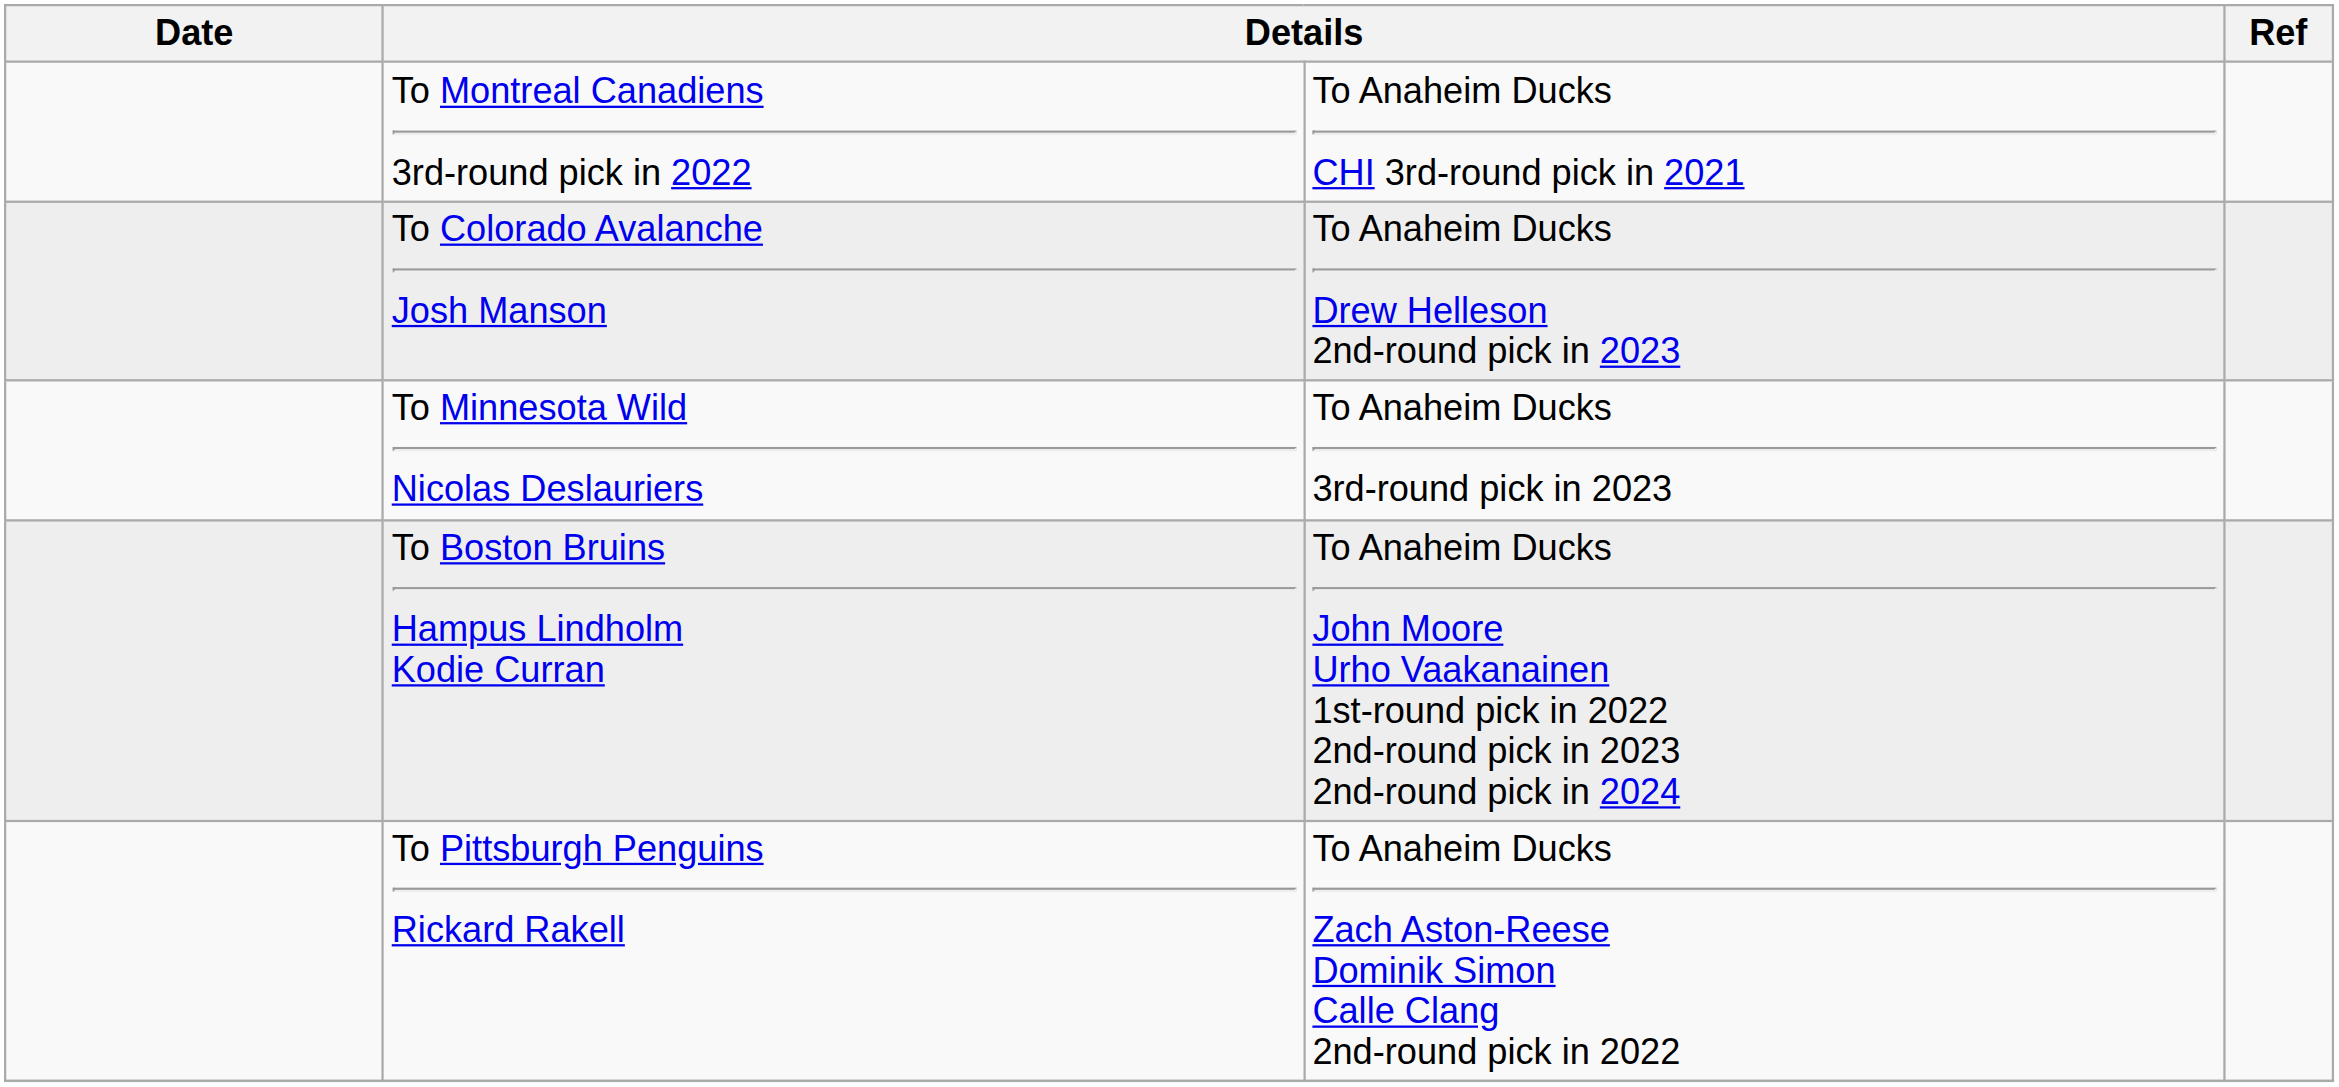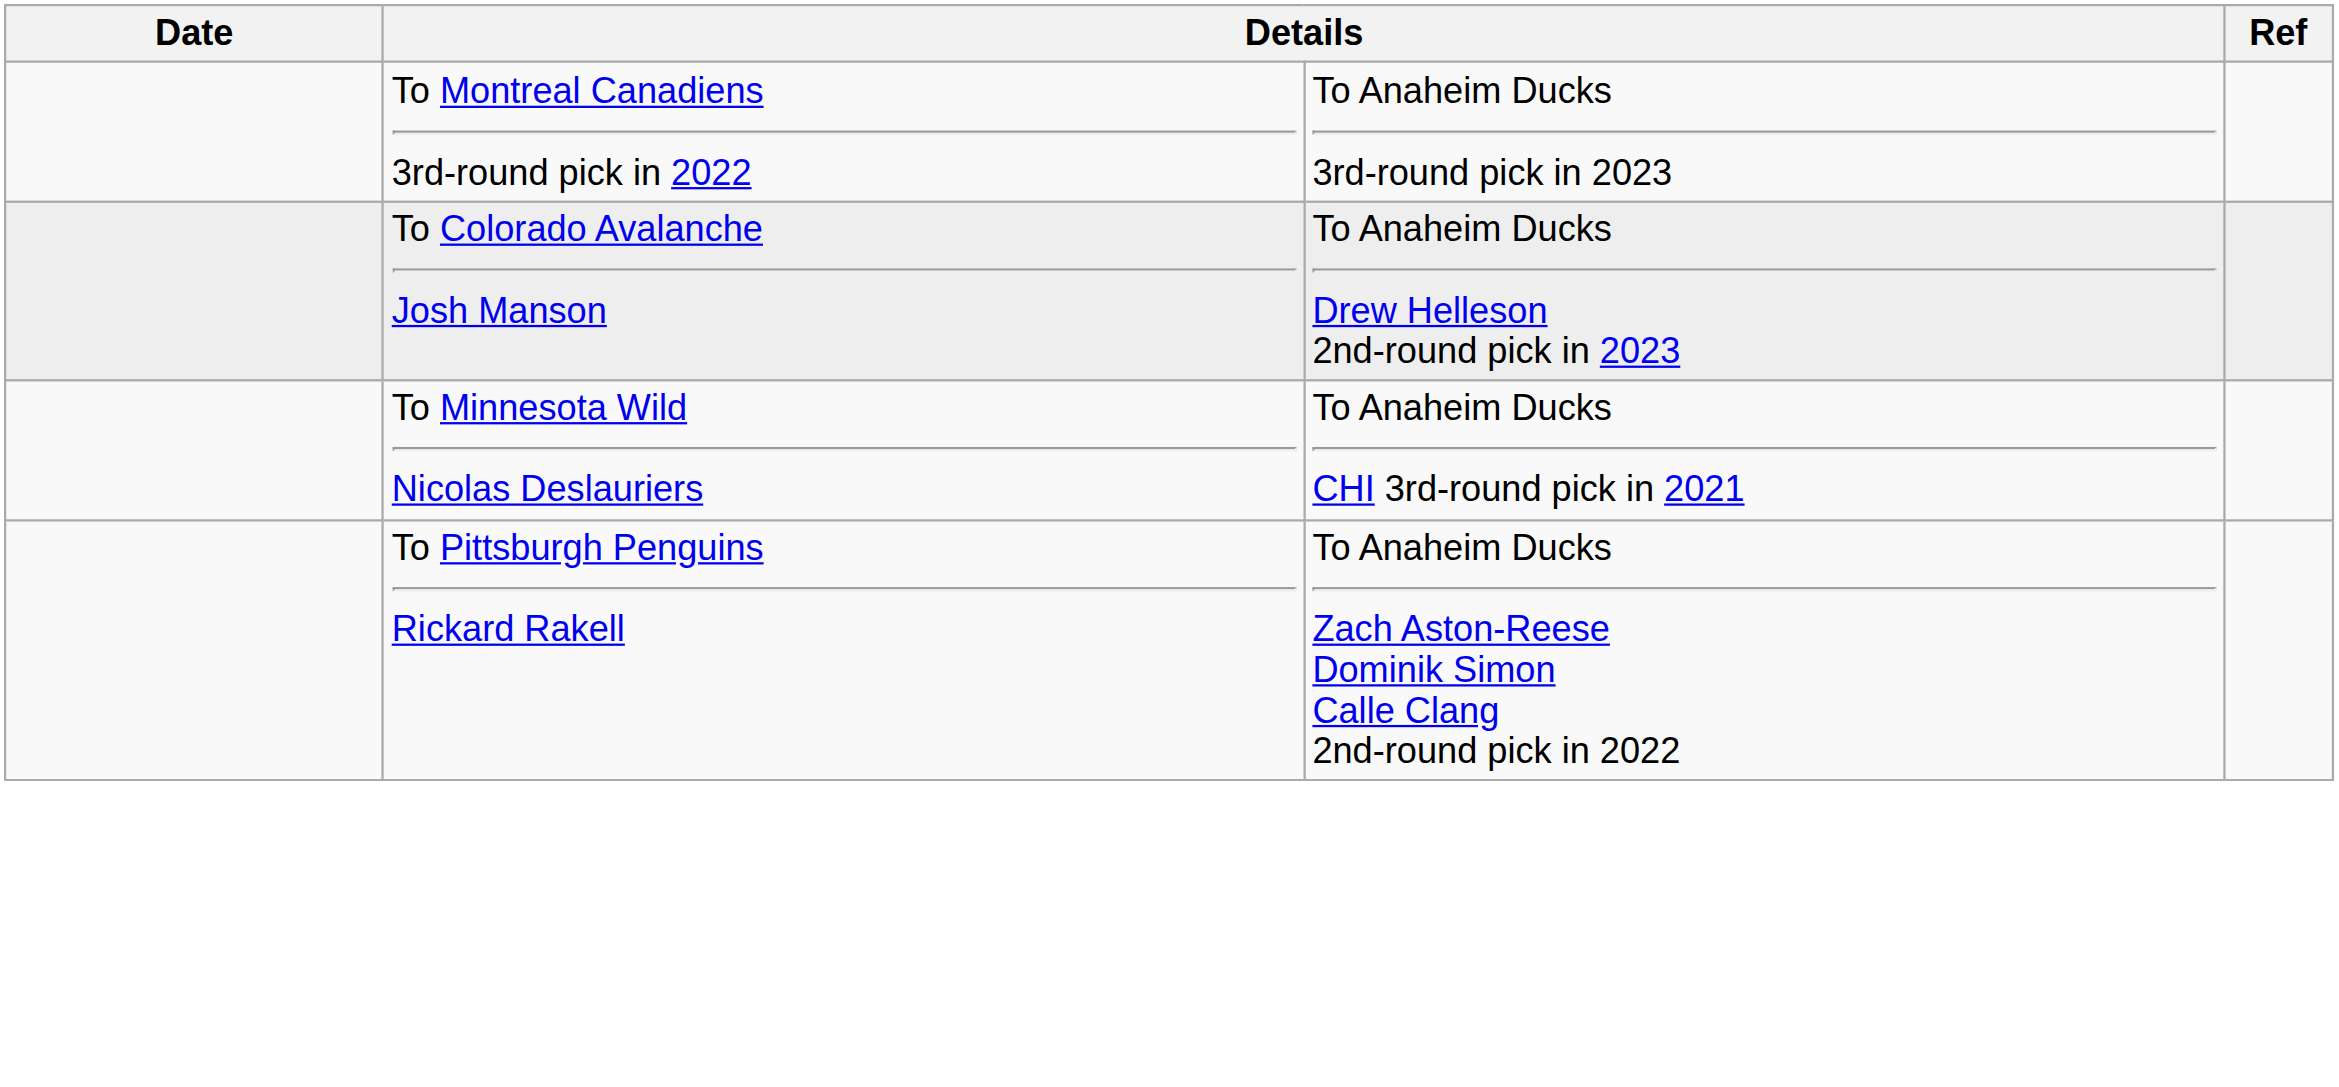(1764, 131) To Anaheim Ducks CHI 3rd-round pick in 2021 -> (1764, 131) To Anaheim Ducks 3rd-round pick in 2023
(1764, 449) To Anaheim Ducks 3rd-round pick in 2023 -> (1764, 449) To Anaheim Ducks CHI 3rd-round pick in 2021
- row: (844, 608)
